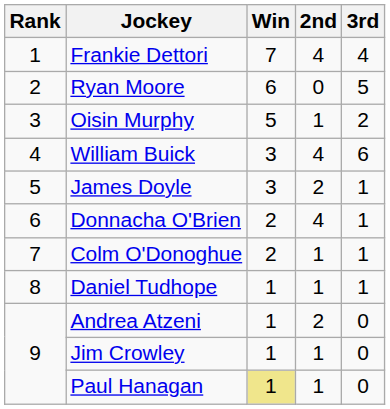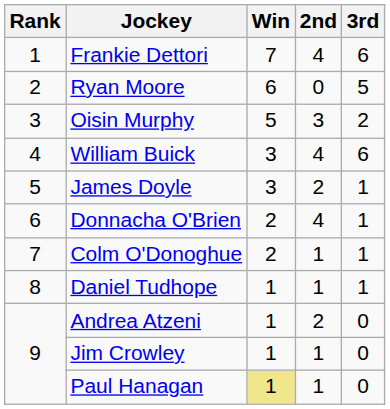(363, 54) 4 -> (363, 54) 6
(318, 120) 1 -> (318, 120) 3
